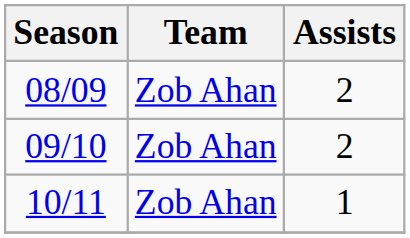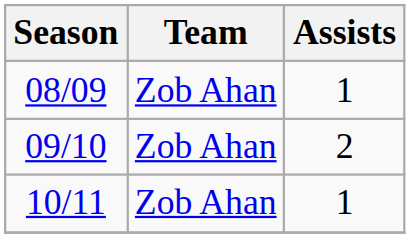(345, 89) 2 -> (345, 89) 1
